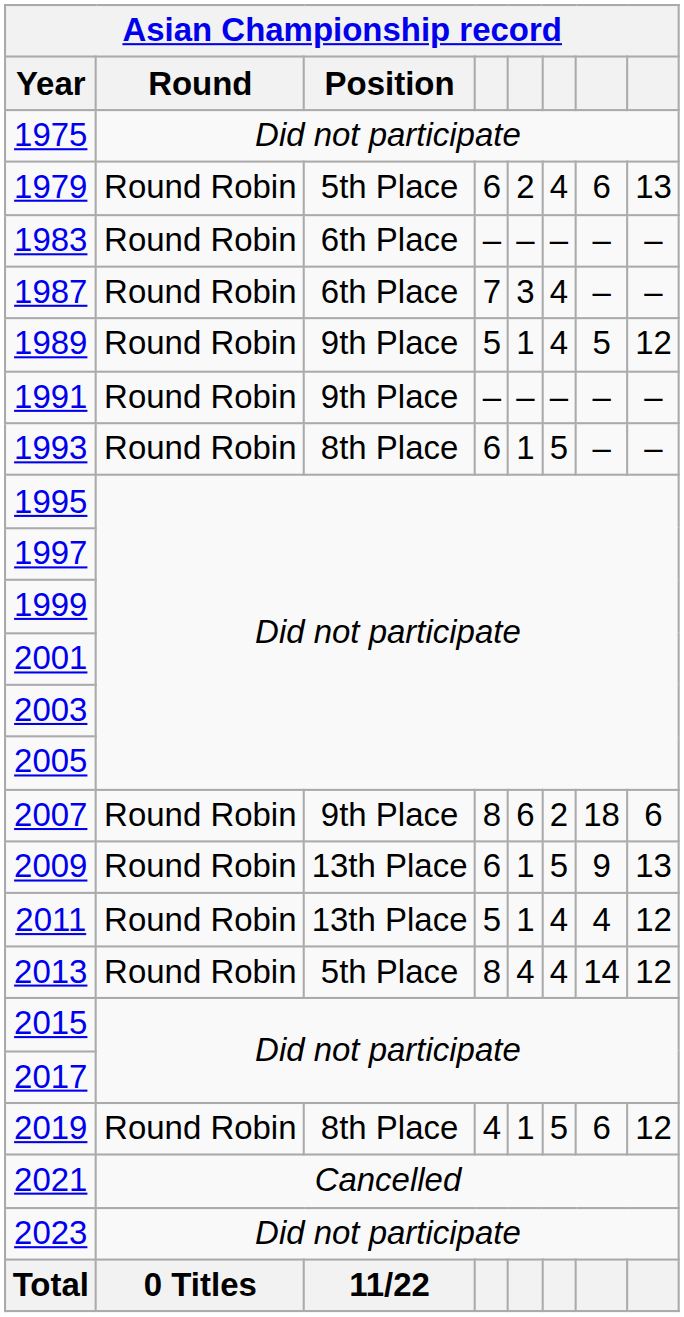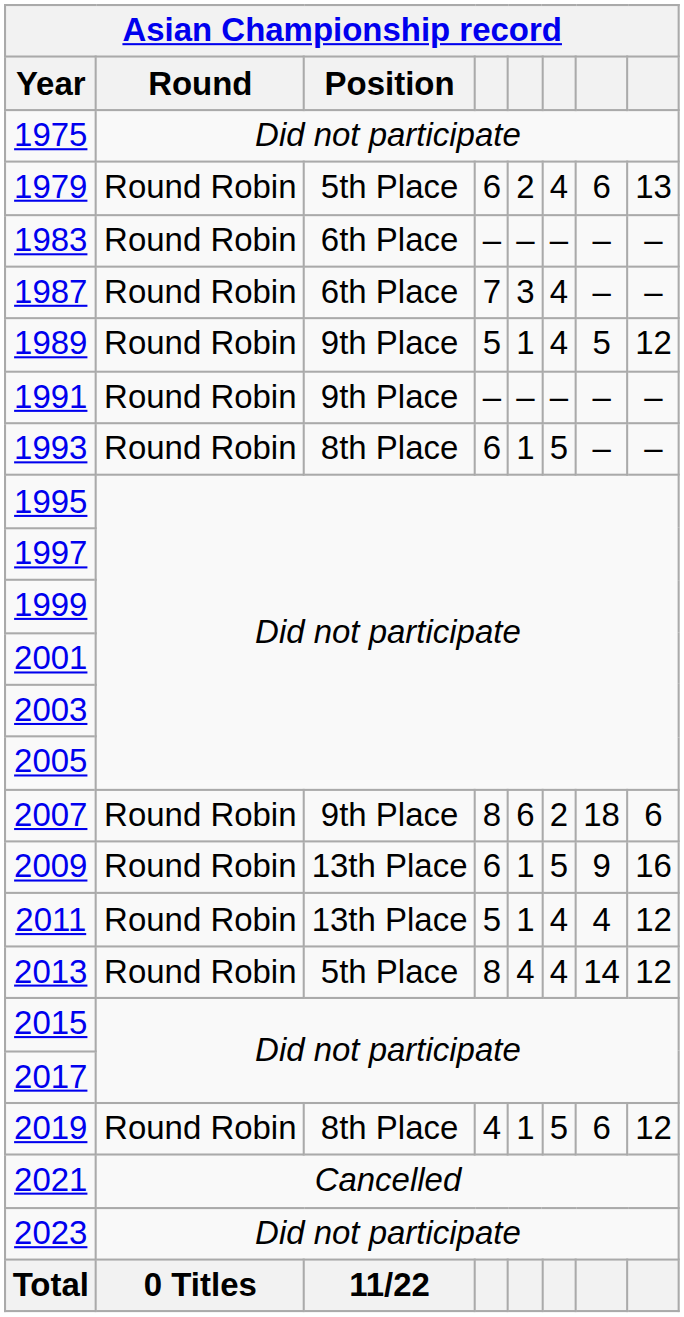(653, 866) 13 -> (653, 866) 16
